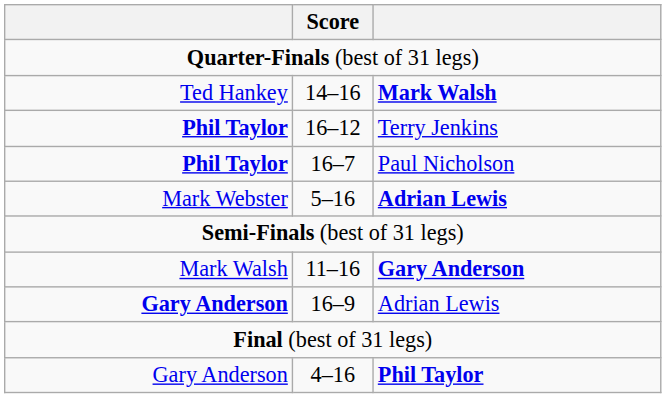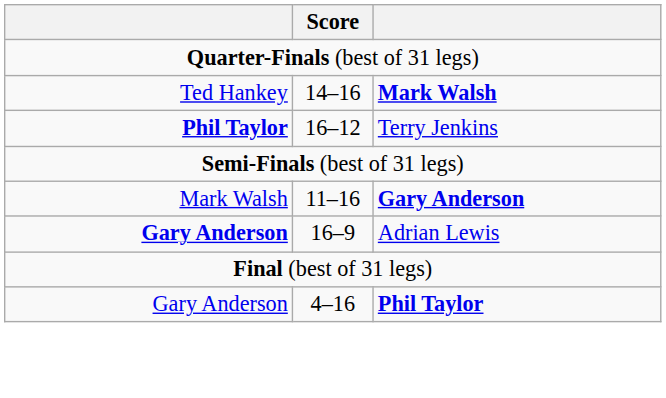- row: (333, 163)
- row: (333, 198)
